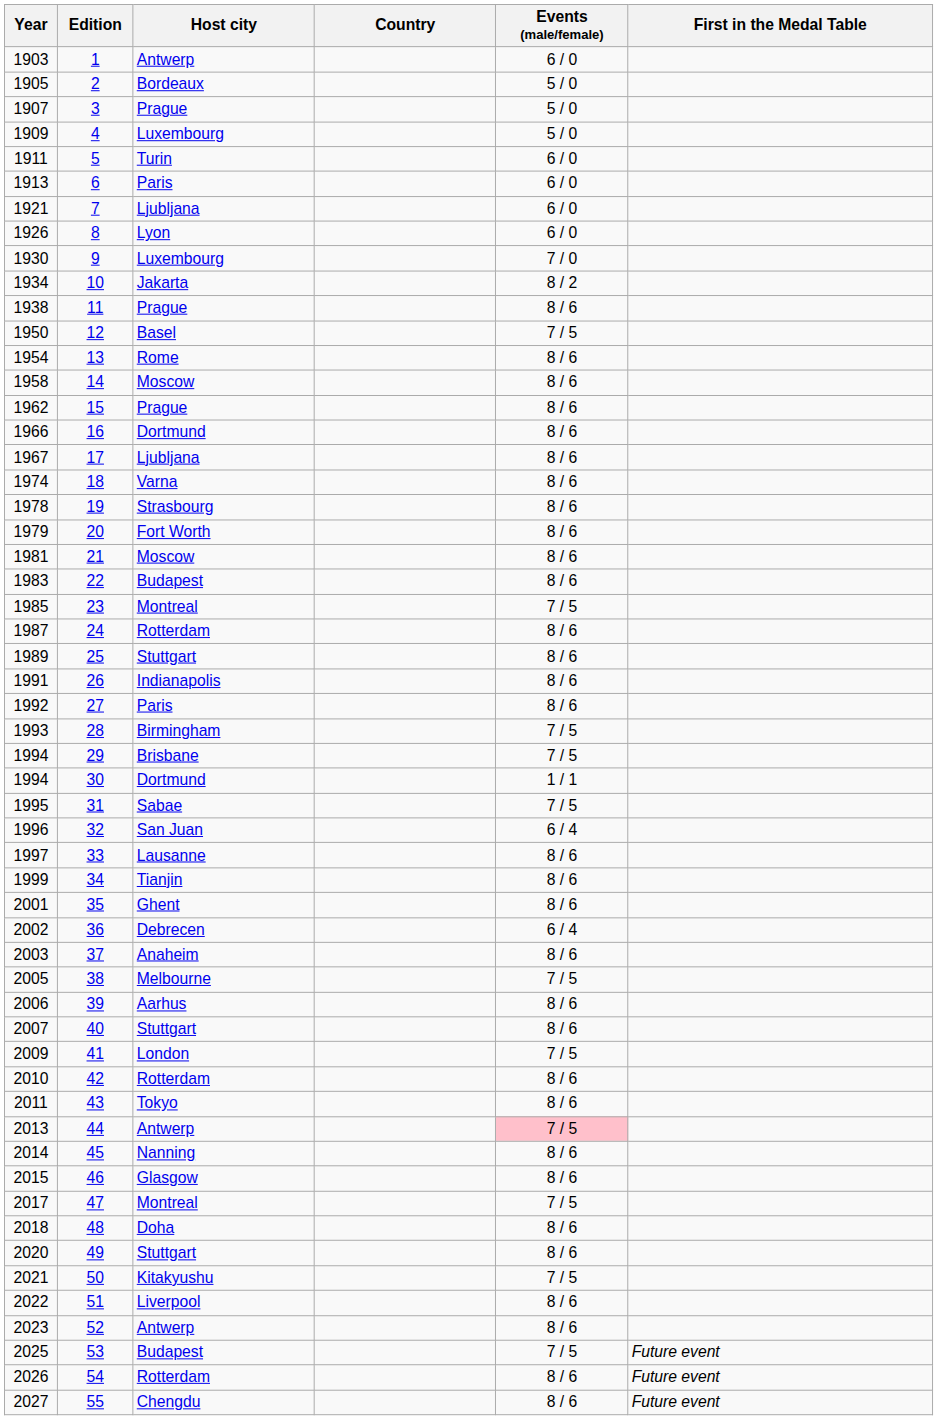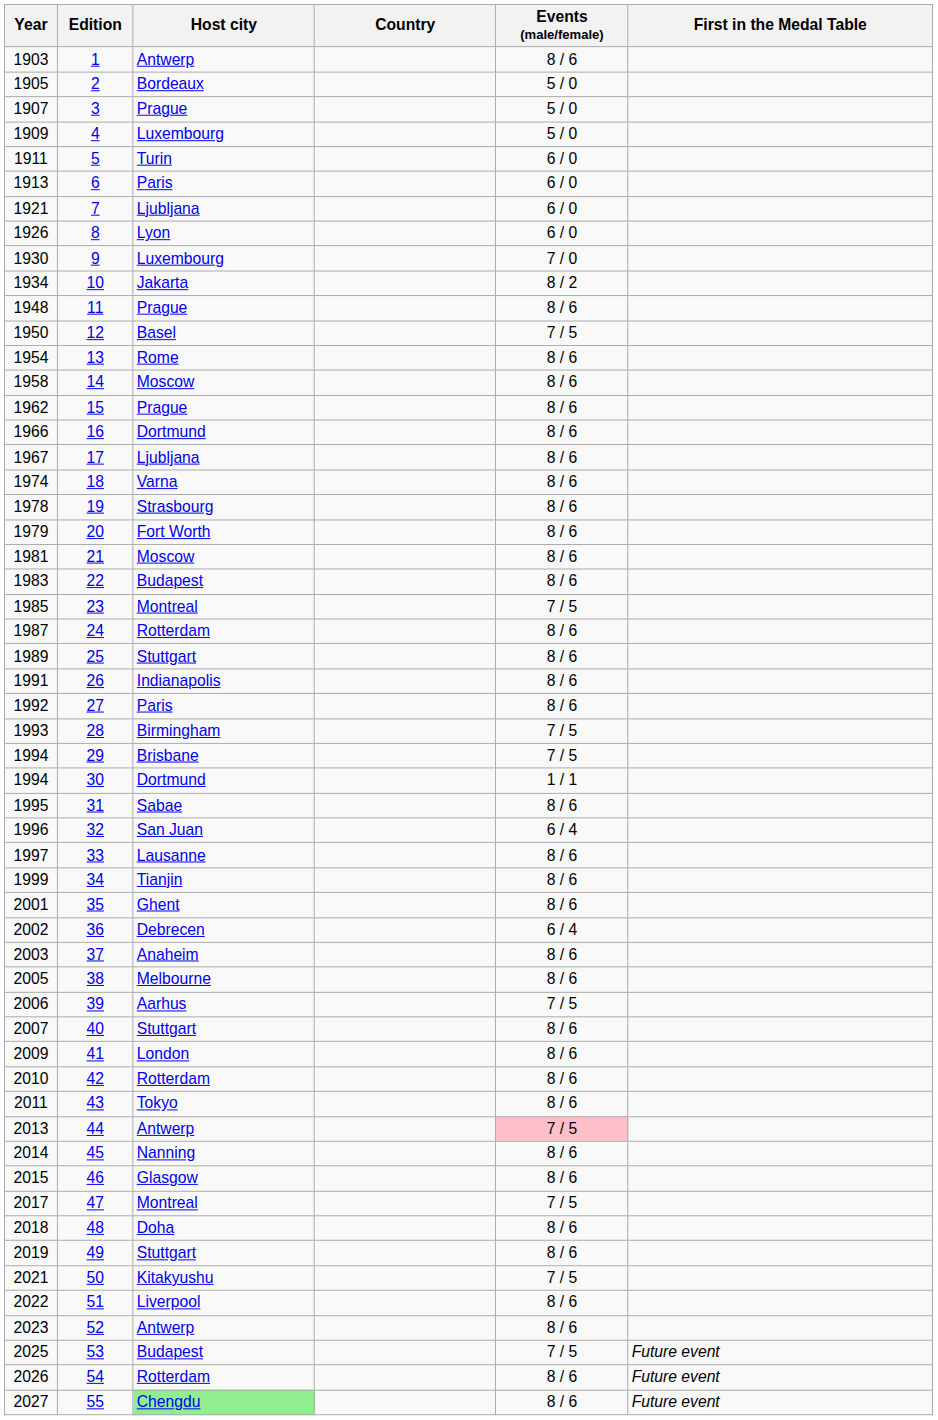(562, 59) 6 / 0 -> (562, 59) 8 / 6
(31, 308) 1938 -> (31, 308) 1948
(562, 805) 7 / 5 -> (562, 805) 8 / 6
(562, 979) 7 / 5 -> (562, 979) 8 / 6
(562, 1004) 8 / 6 -> (562, 1004) 7 / 5
(562, 1054) 7 / 5 -> (562, 1054) 8 / 6
(31, 1253) 2020 -> (31, 1253) 2019
(169, 1402) no background -> (169, 1402) lightgreen background
